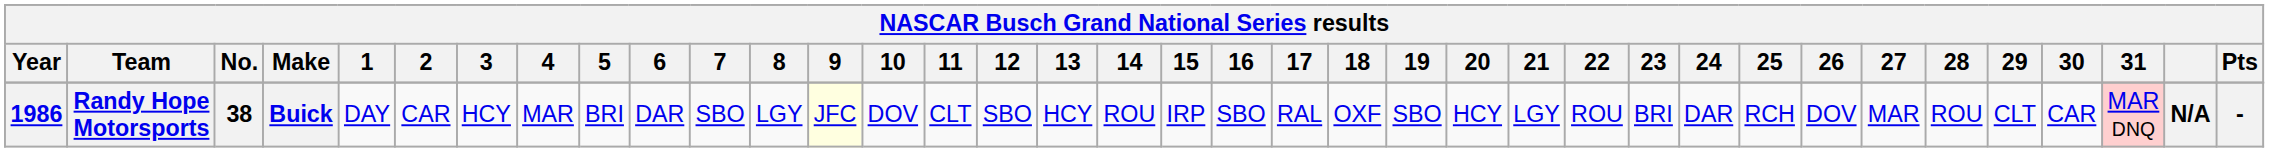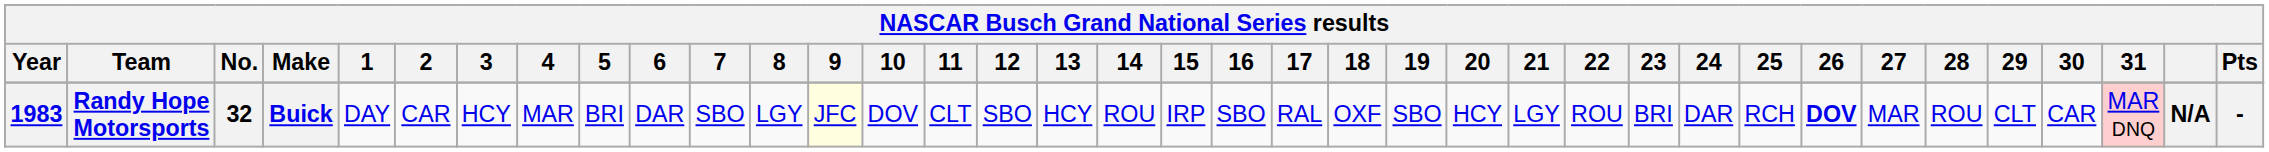(36, 114) 1986 -> (36, 114) 1983
(239, 114) 38 -> (239, 114) 32
(1831, 114) normal -> (1831, 114) bold
